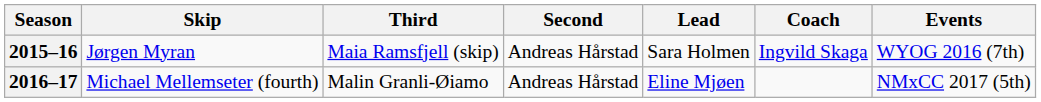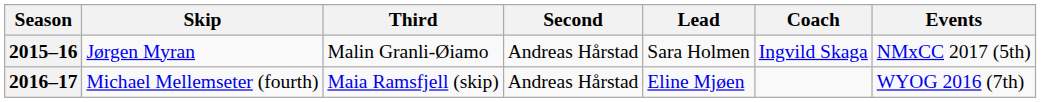(413, 50) Maia Ramsfjell (skip) -> (408, 50) Malin Granli-Øiamo
(951, 50) WYOG 2016 (7th) -> (954, 50) NMxCC 2017 (5th)
(408, 81) Malin Granli-Øiamo -> (413, 81) Maia Ramsfjell (skip)
(954, 81) NMxCC 2017 (5th) -> (951, 81) WYOG 2016 (7th)
